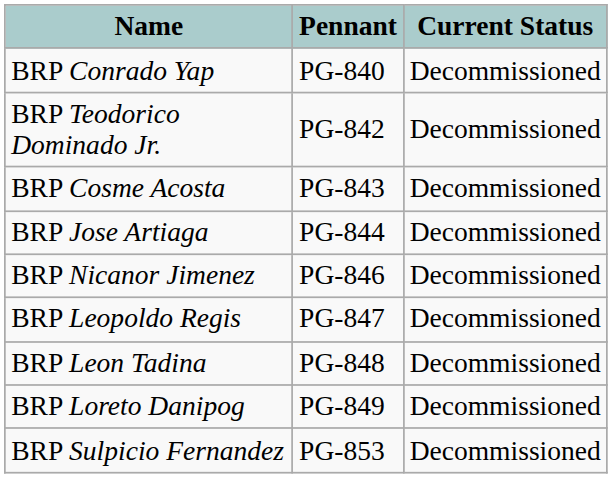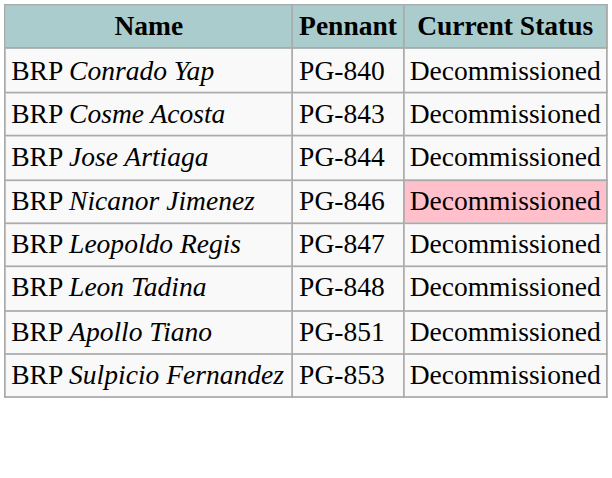- row: (95, 129)
(505, 275) no background -> (505, 200) pink background
- row: (128, 406)
+ row: (112, 331)
